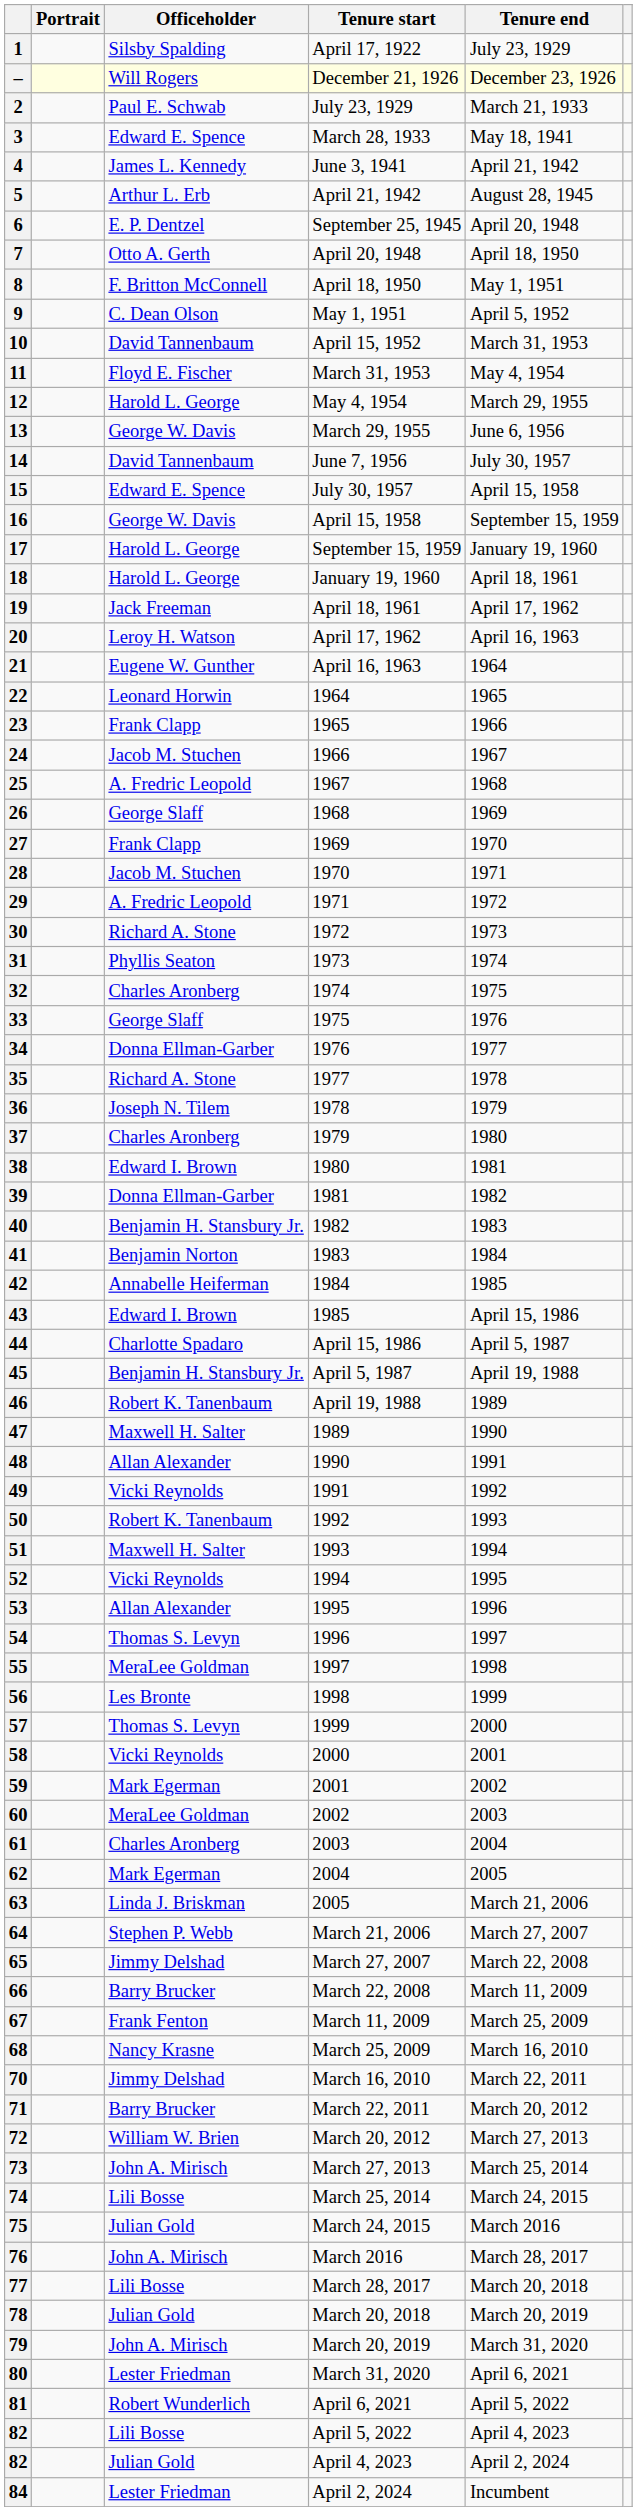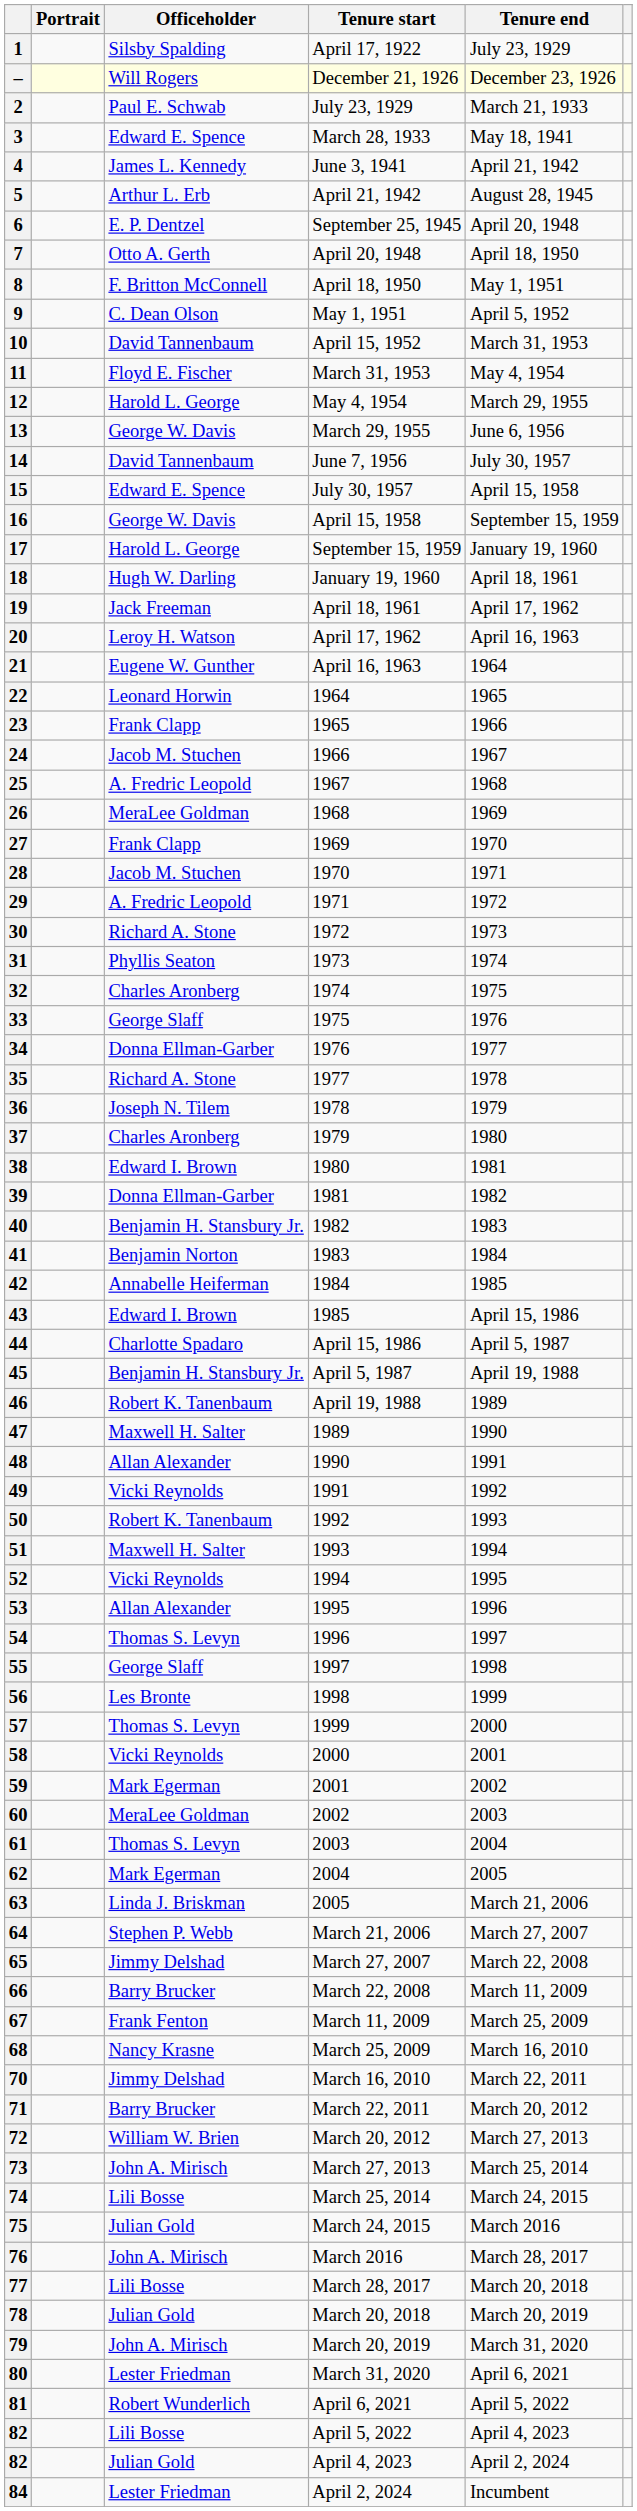(174, 578) Harold L. George -> (172, 578) Hugh W. Darling
(156, 813) George Slaff -> (179, 813) MeraLee Goldman
(179, 1667) MeraLee Goldman -> (156, 1667) George Slaff
(174, 1844) Charles Aronberg -> (174, 1844) Thomas S. Levyn
